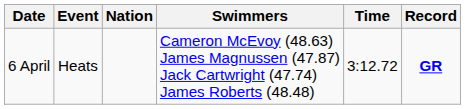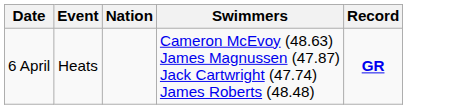- column: (372, 16)
